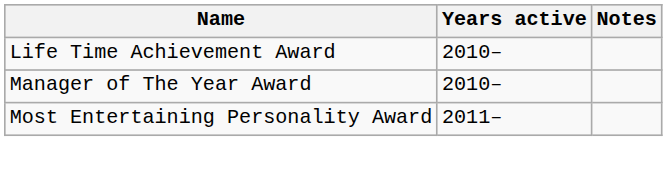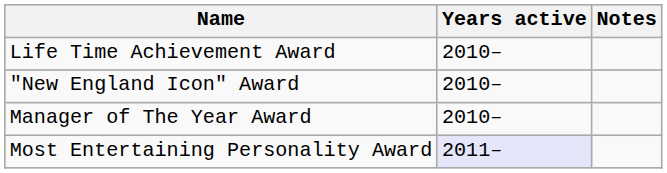+ row: (155, 86)
(472, 119) no background -> (472, 151) lavender background
